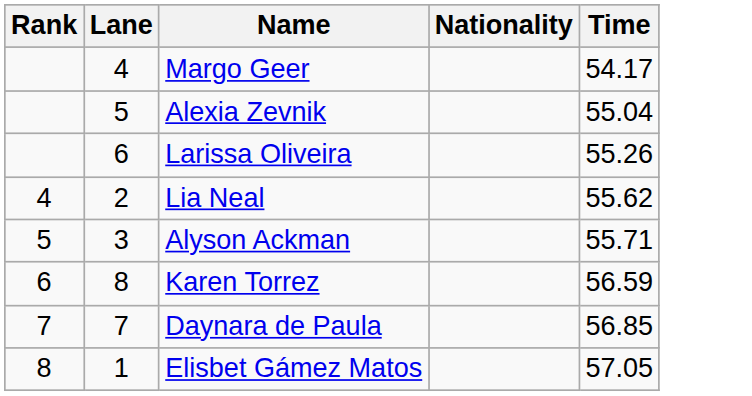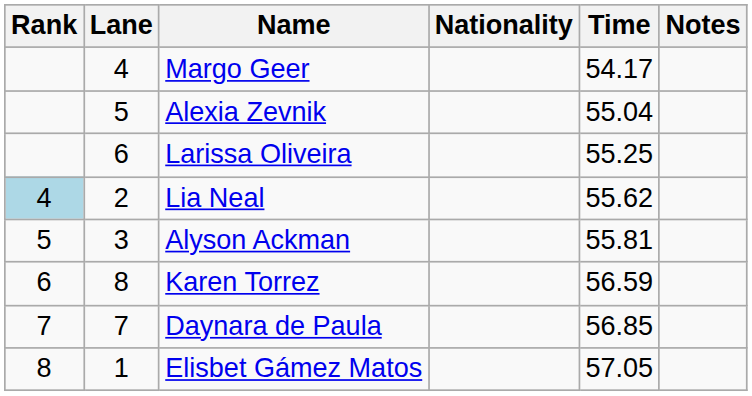+ column: (703, 25)
(619, 154) 55.26 -> (619, 154) 55.25
(44, 197) no background -> (44, 197) lightblue background
(619, 240) 55.71 -> (619, 240) 55.81
